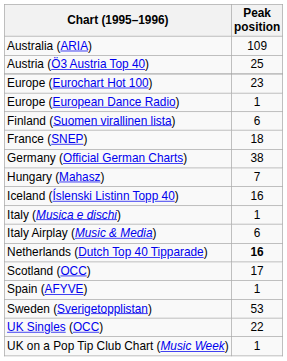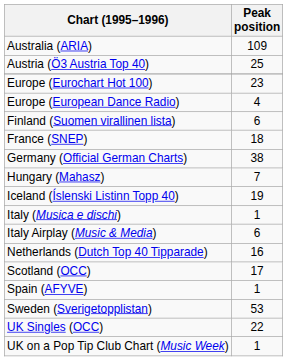(257, 102) 1 -> (257, 102) 4
(257, 196) 16 -> (257, 196) 19
(257, 252) bold -> (257, 252) normal
